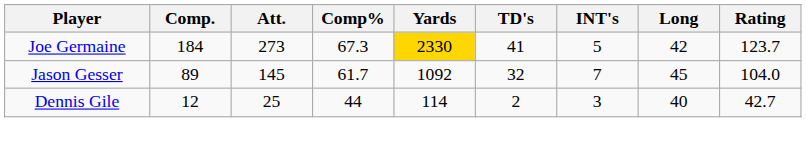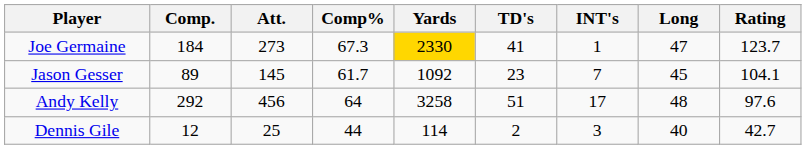(597, 46) 5 -> (597, 46) 1
(679, 46) 42 -> (679, 46) 47
(516, 74) 32 -> (516, 74) 23
(760, 74) 104.0 -> (760, 74) 104.1
+ row: (77, 102)
